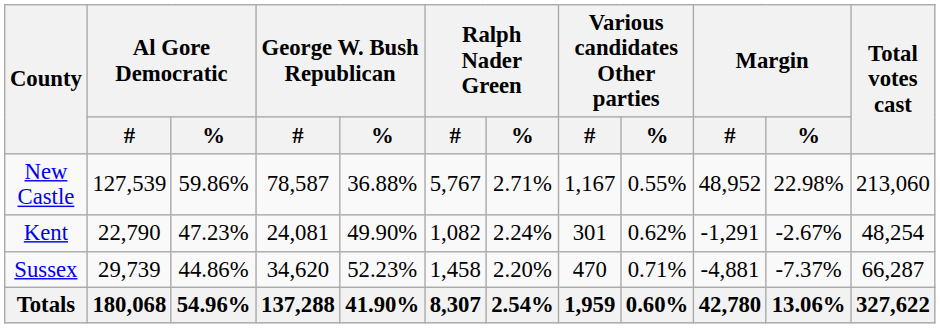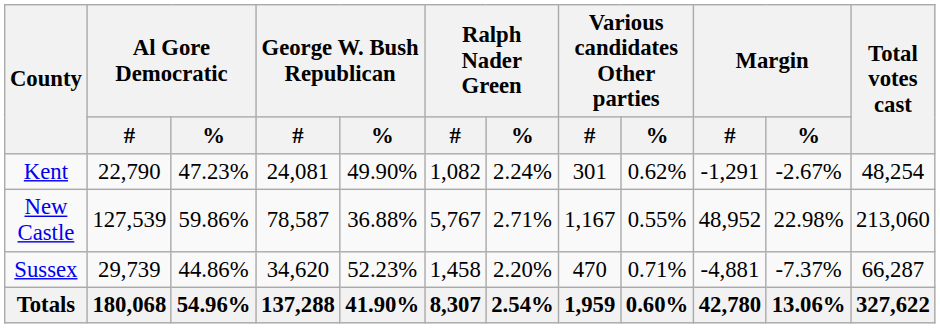rows swapped: (46, 232) <-> (46, 184)
